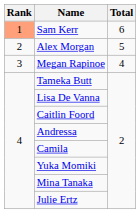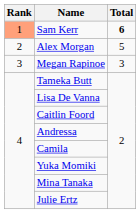(122, 30) normal -> (122, 30) bold
(122, 64) 4 -> (122, 64) 3
